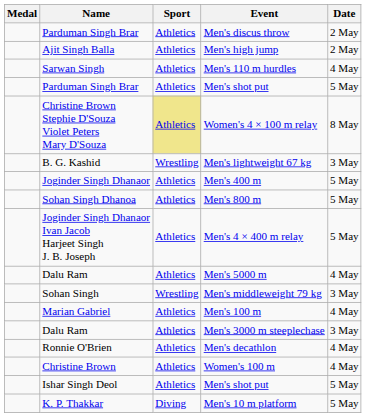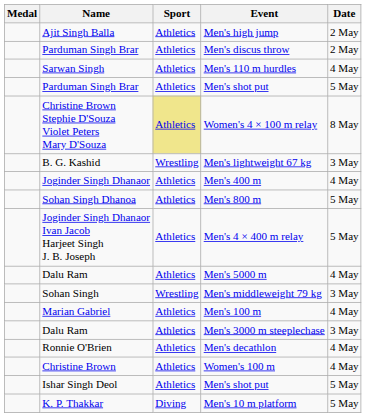rows swapped: (90, 32) <-> (78, 50)
(344, 181) 5 May -> (344, 181) 4 May
